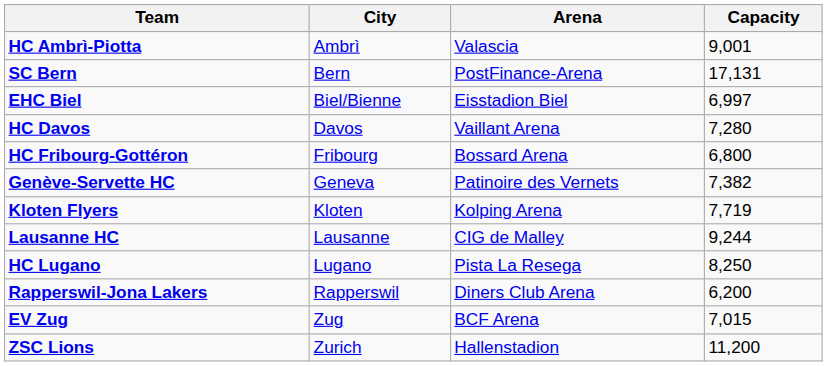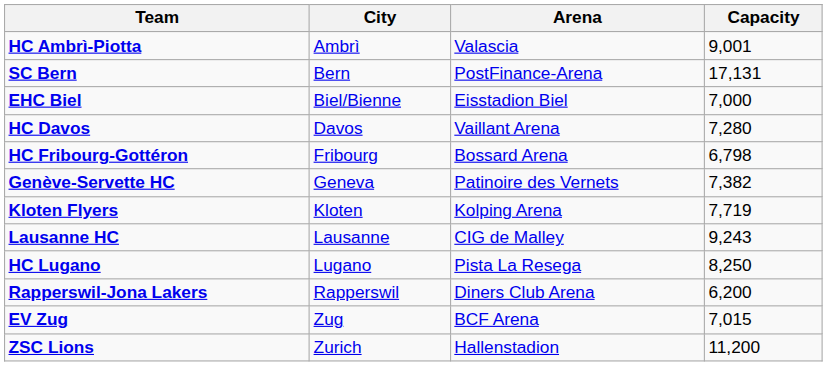(730, 100) 6,997 -> (730, 100) 7,000
(730, 155) 6,800 -> (730, 155) 6,798
(730, 237) 9,244 -> (730, 237) 9,243
